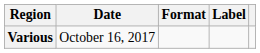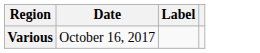- column: (184, 15)
